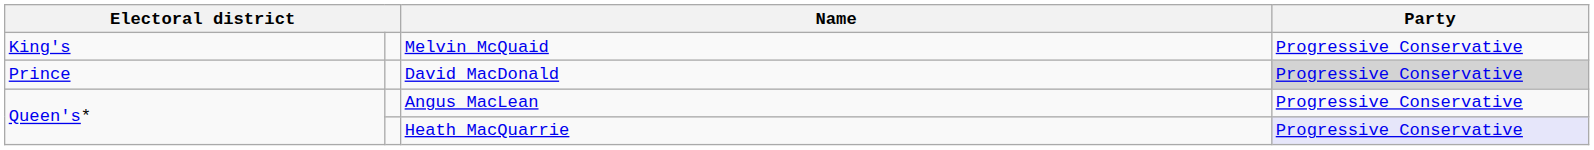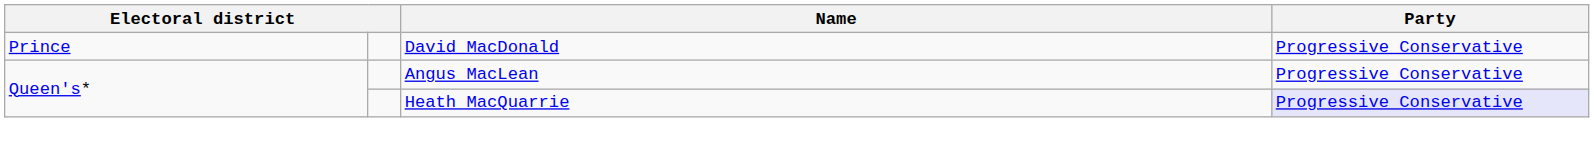- row: (477, 47)
(1399, 75) lightgrey background -> (1399, 47) no background
